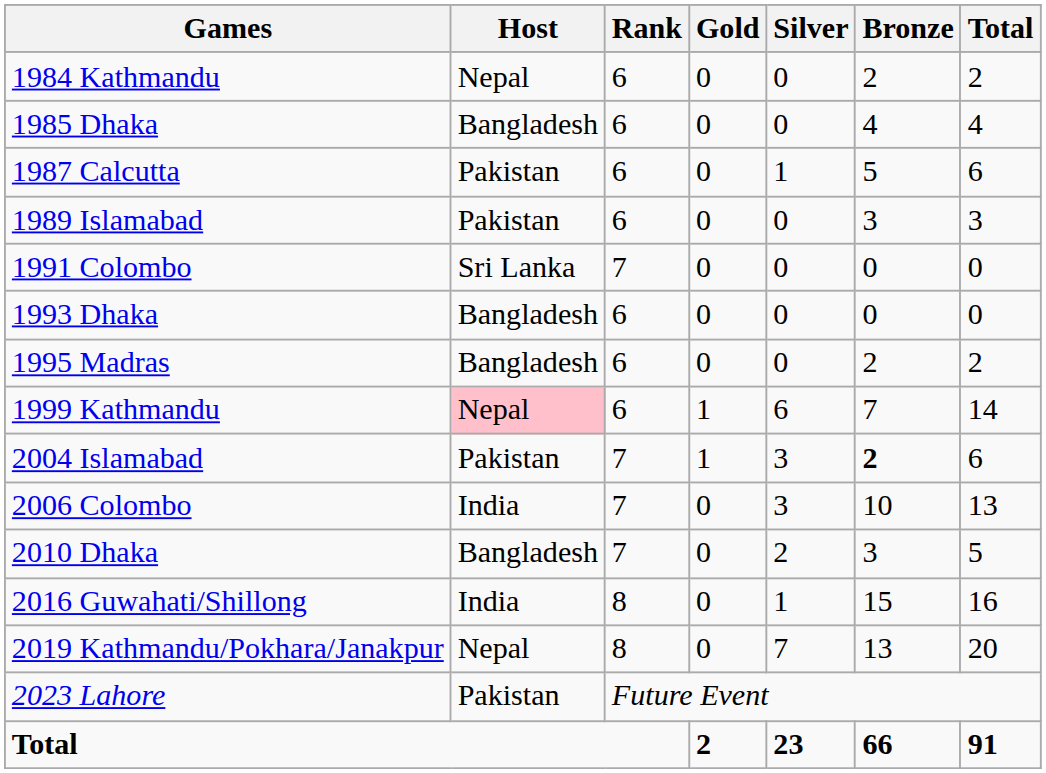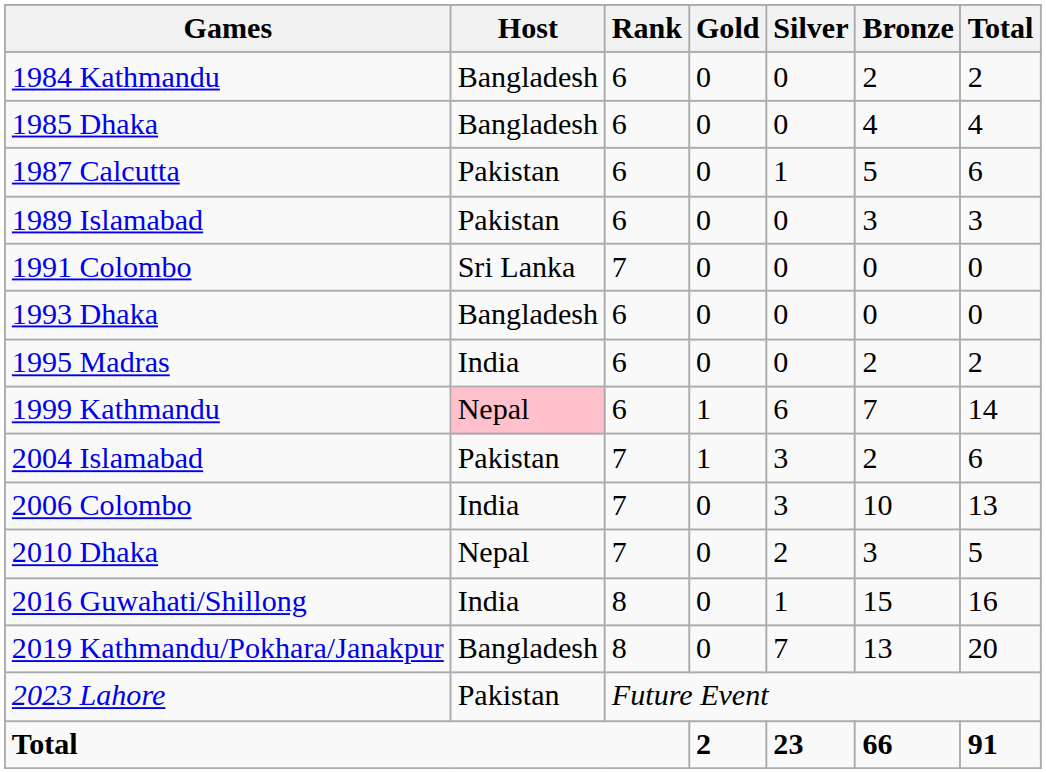(494, 76) Nepal -> (528, 76) Bangladesh
(528, 362) Bangladesh -> (489, 362) India
(870, 457) bold -> (870, 457) normal
(528, 553) Bangladesh -> (494, 553) Nepal
(494, 648) Nepal -> (528, 648) Bangladesh
